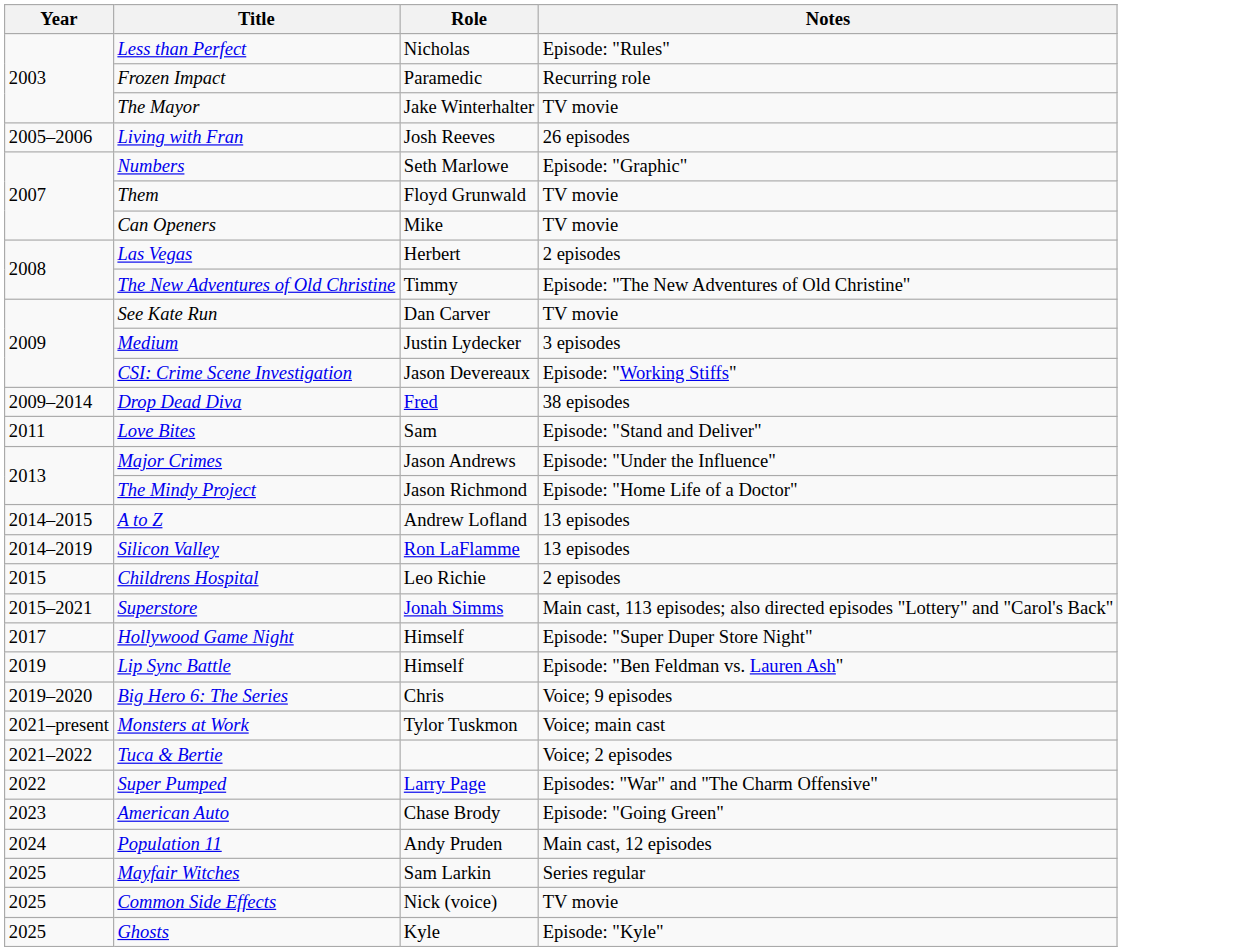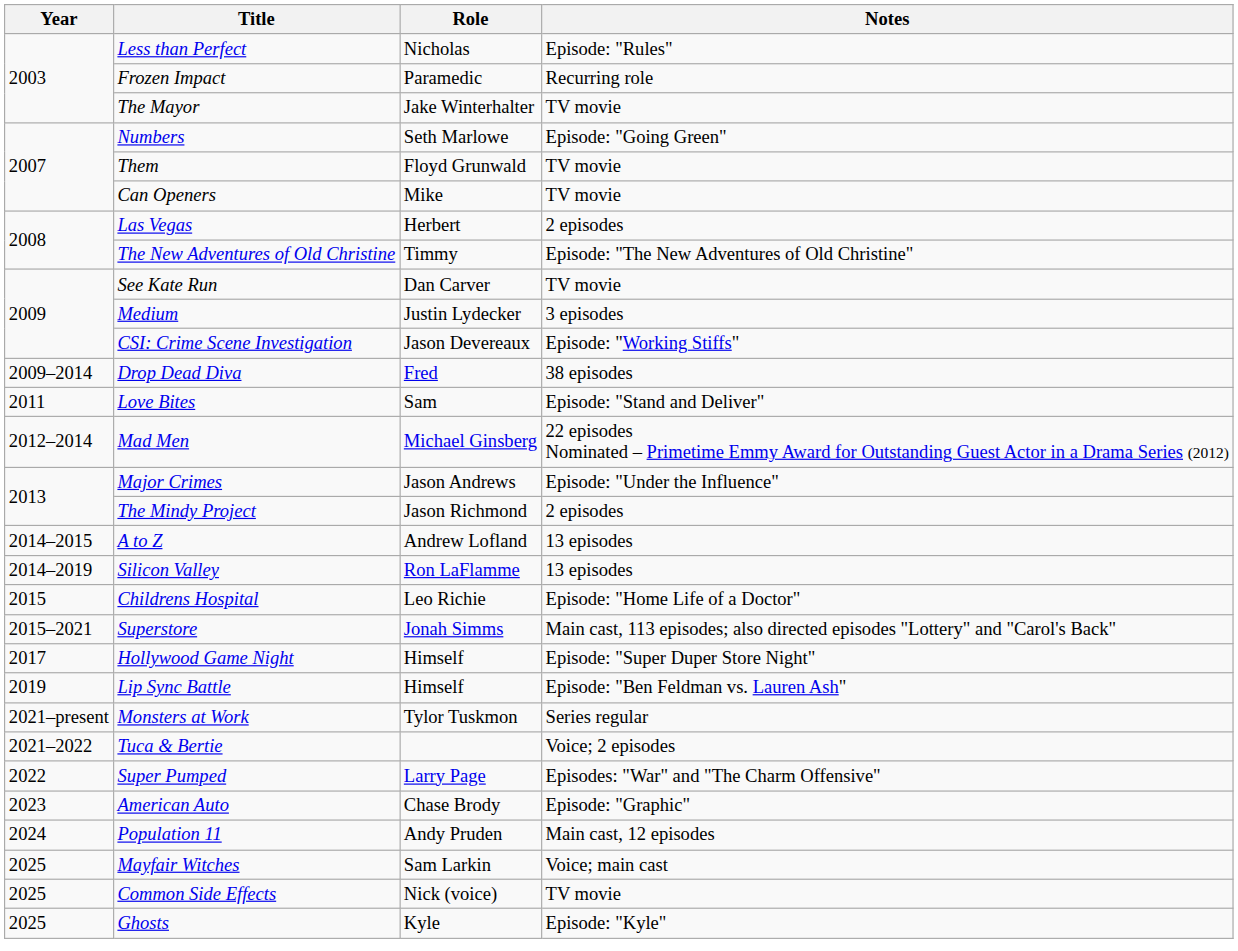- row: (180, 136)
(615, 166) Episode: "Graphic" -> (636, 136) Episode: "Going Green"
+ row: (153, 441)
(670, 490) Episode: "Home Life of a Doctor" -> (584, 511) 2 episodes
(582, 578) 2 episodes -> (673, 599) Episode: "Home Life of a Doctor"
- row: (203, 696)
(604, 725) Voice; main cast -> (597, 717) Series regular
(633, 813) Episode: "Going Green" -> (618, 805) Episode: "Graphic"
(594, 872) Series regular -> (607, 864) Voice; main cast
